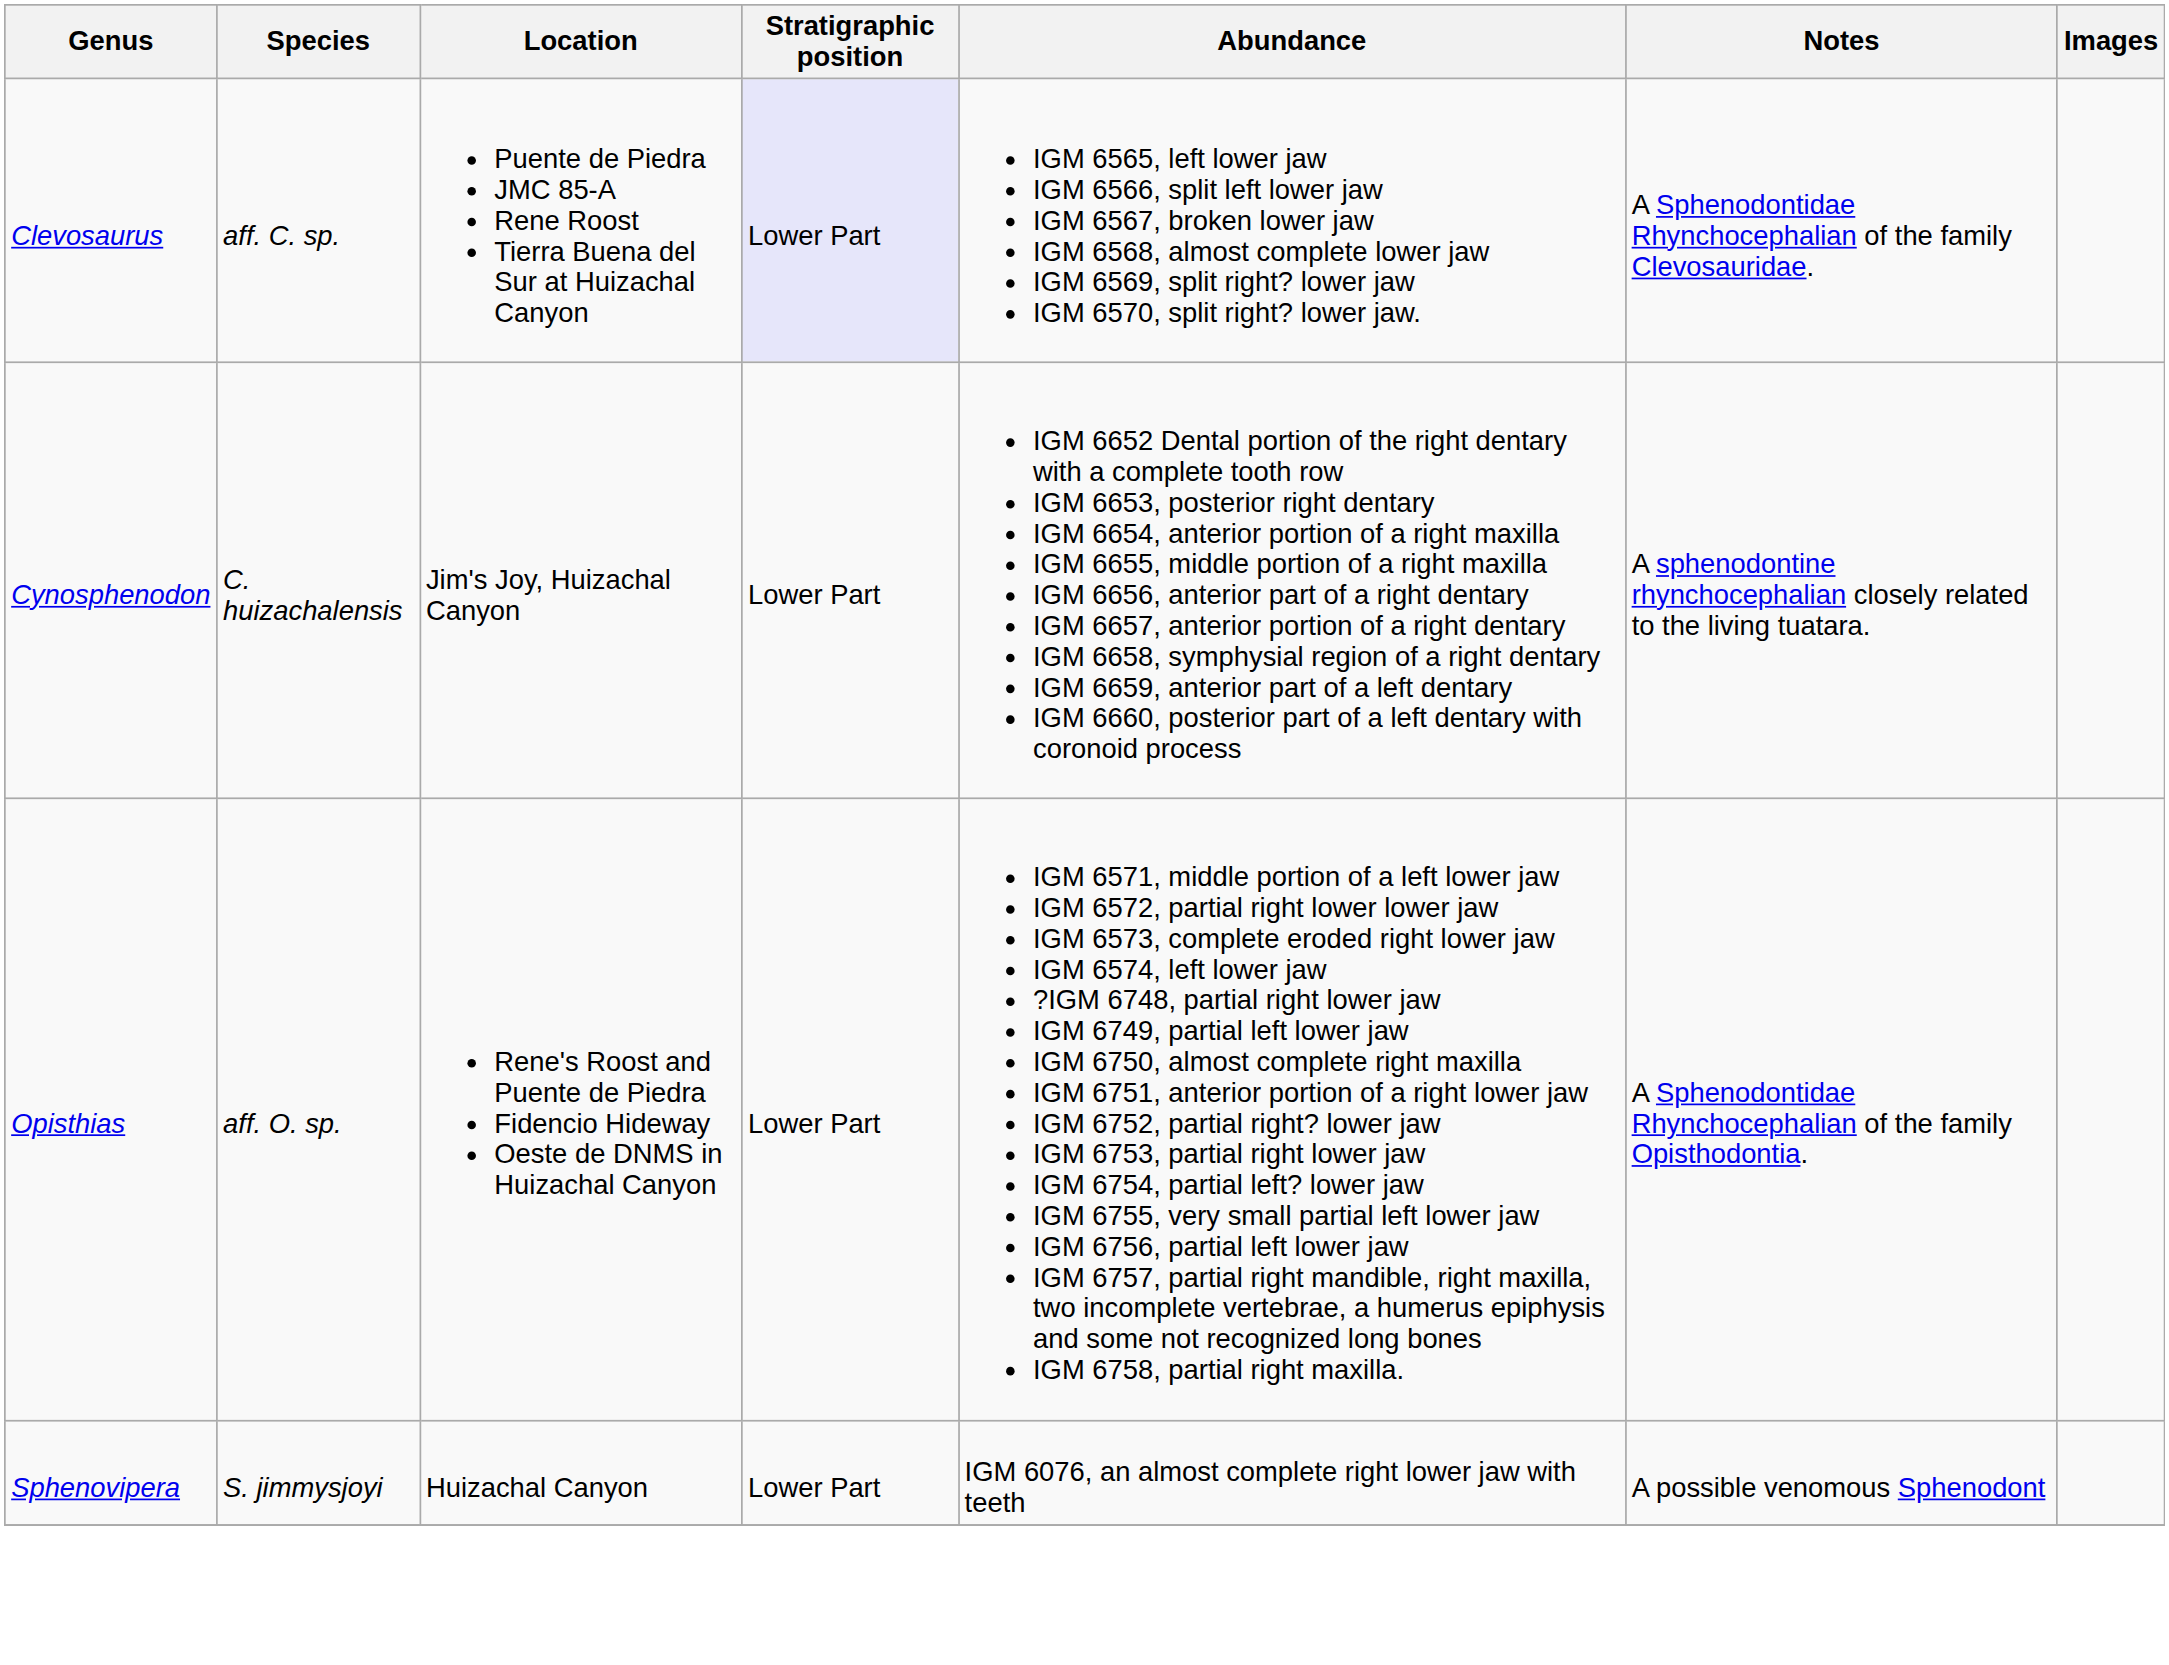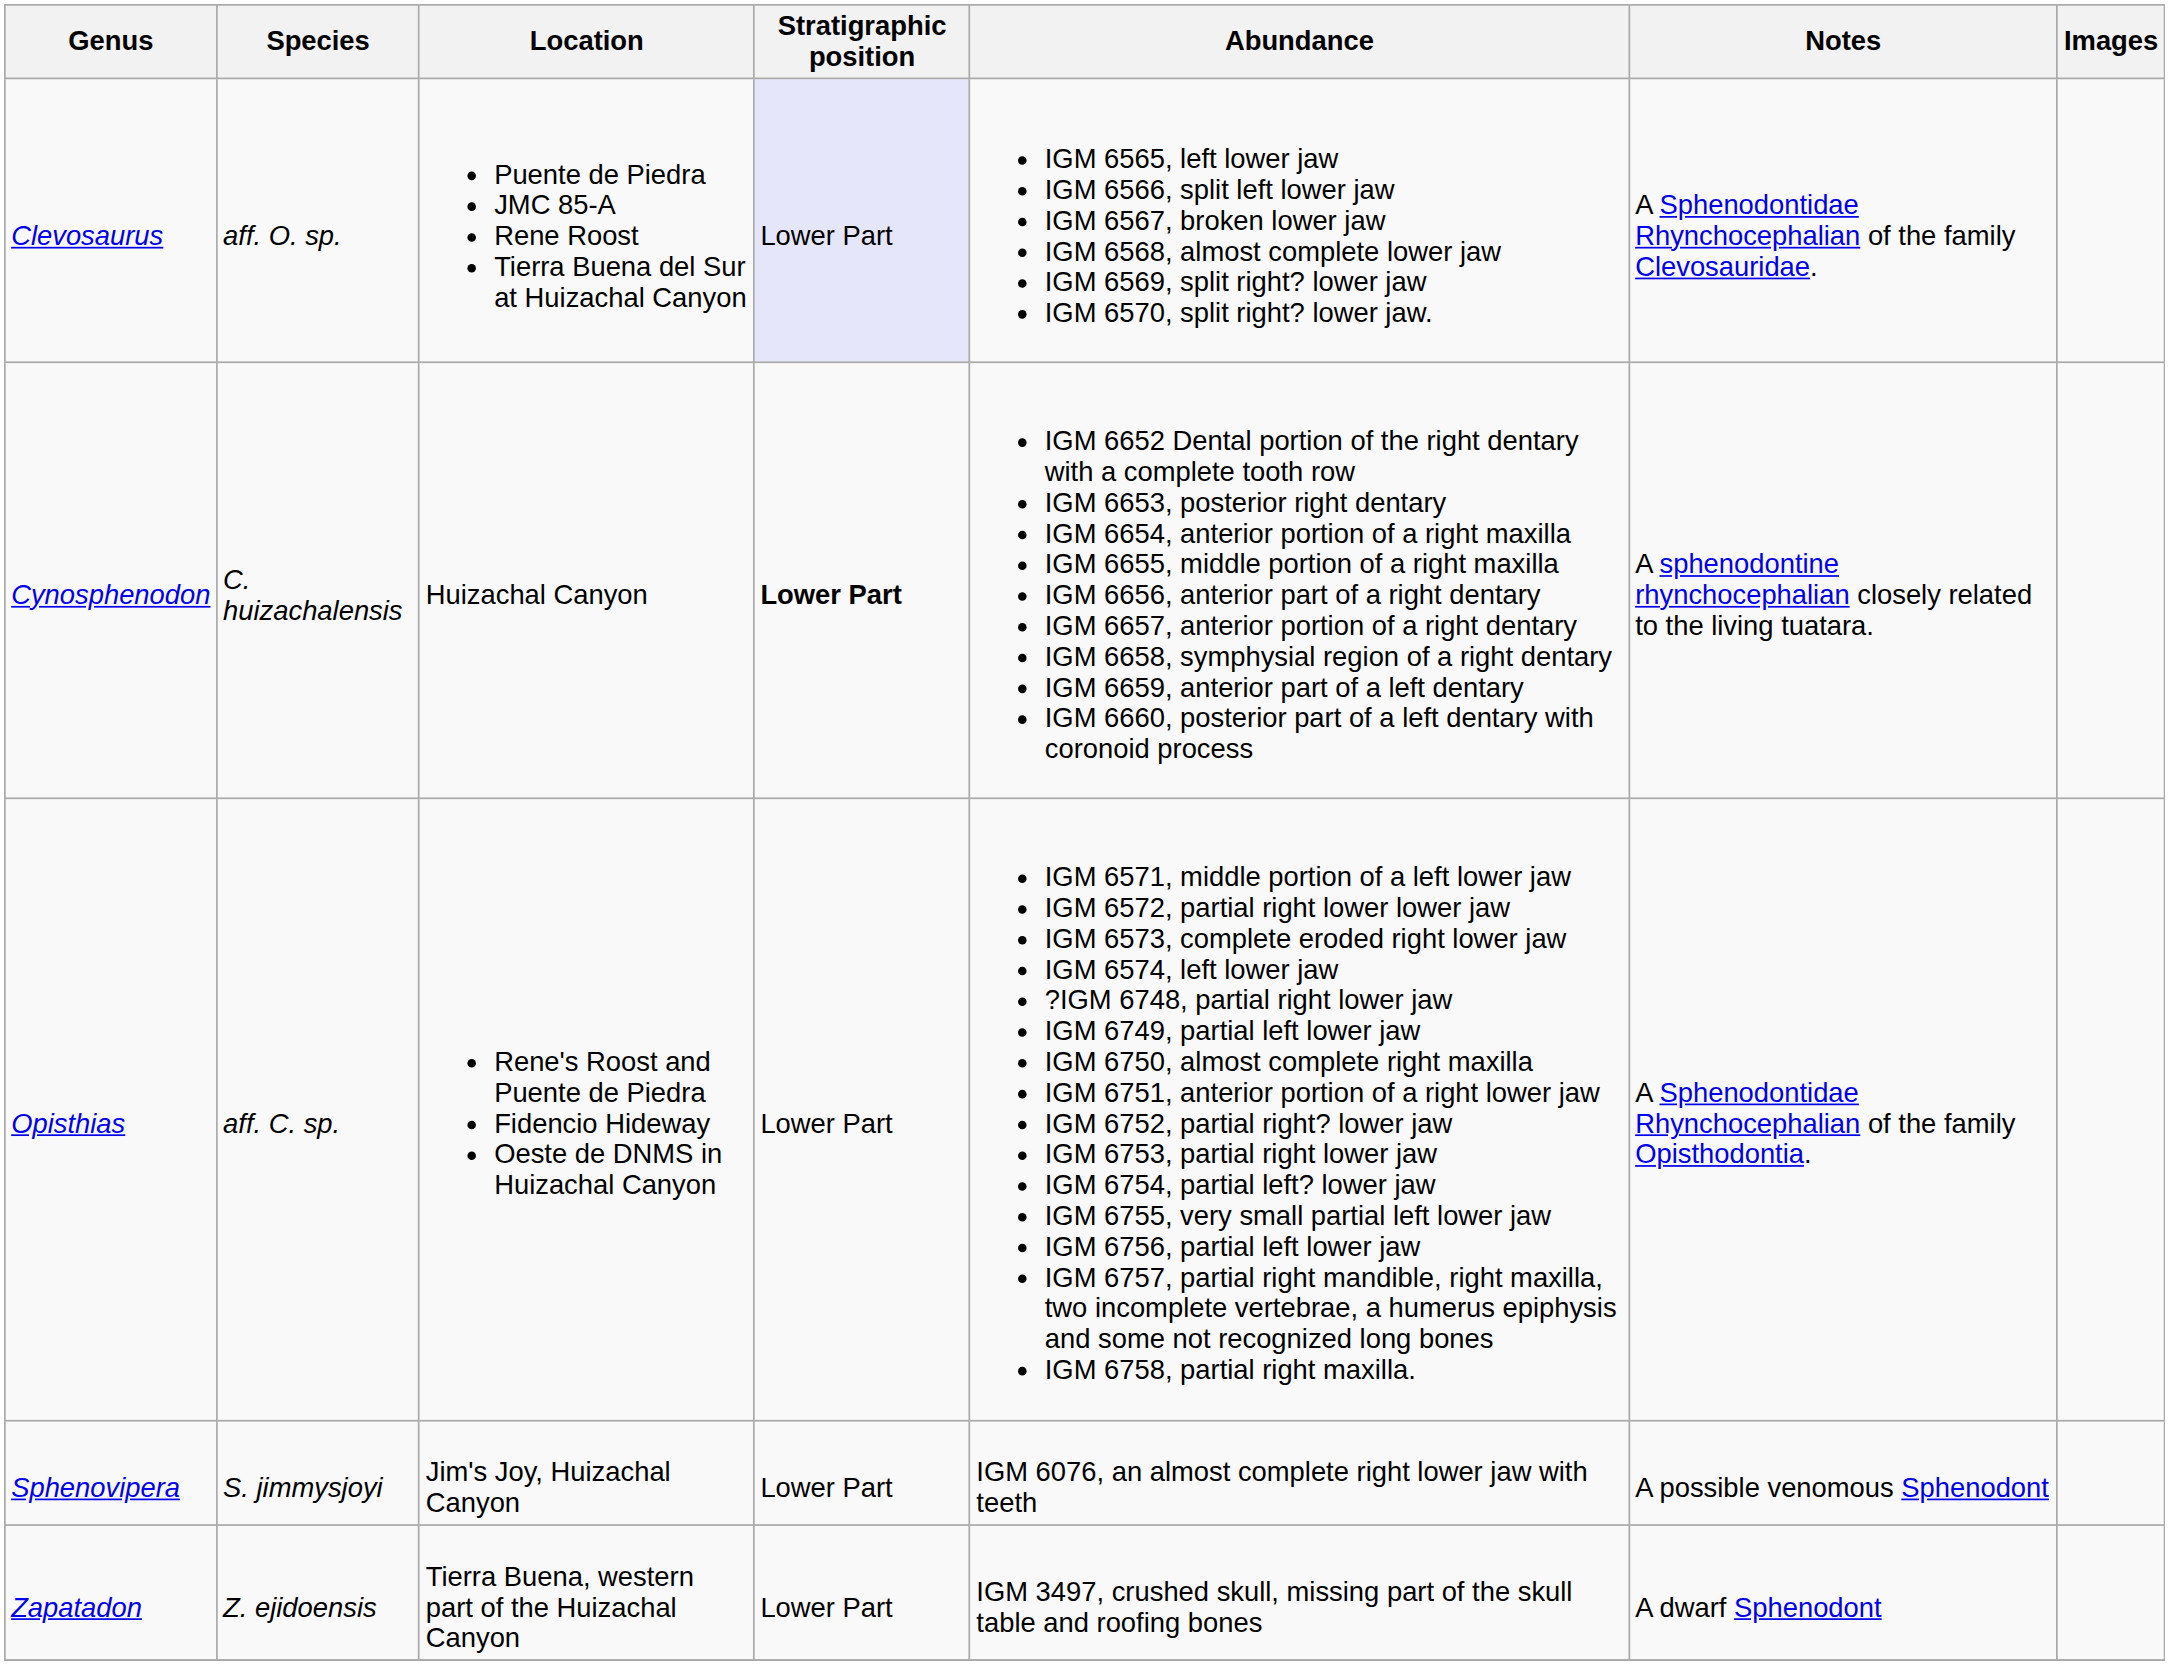(282, 235) aff. C. sp. -> (282, 235) aff. O. sp.
(548, 595) Jim's Joy, Huizachal Canyon -> (537, 595) Huizachal Canyon
(814, 595) normal -> (831, 595) bold
(282, 1124) aff. O. sp. -> (282, 1124) aff. C. sp.
(537, 1487) Huizachal Canyon -> (548, 1487) Jim's Joy, Huizachal Canyon
+ row: (77, 1607)
